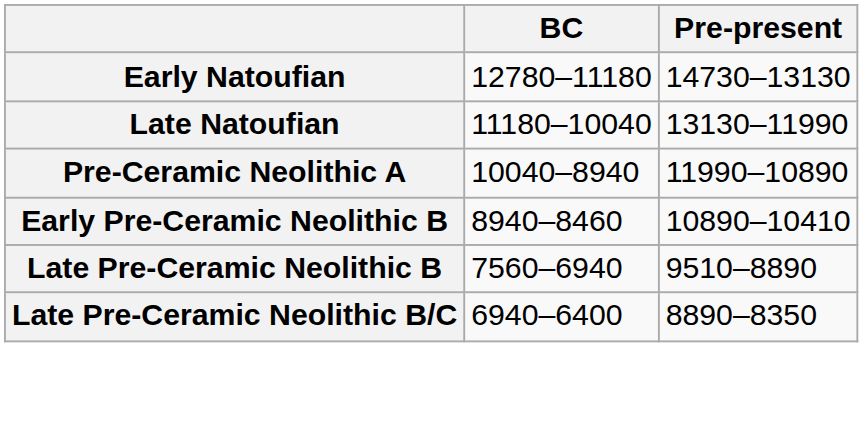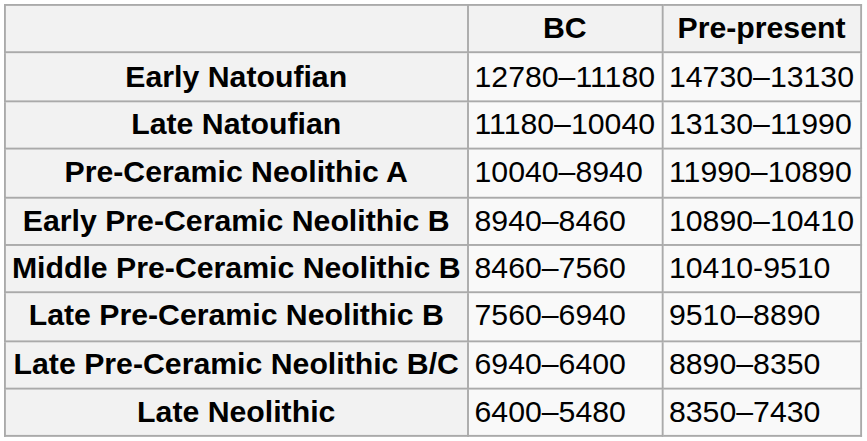+ row: (236, 268)
+ row: (236, 412)
